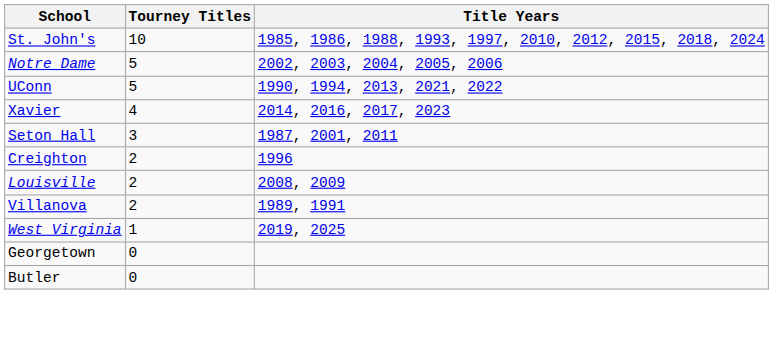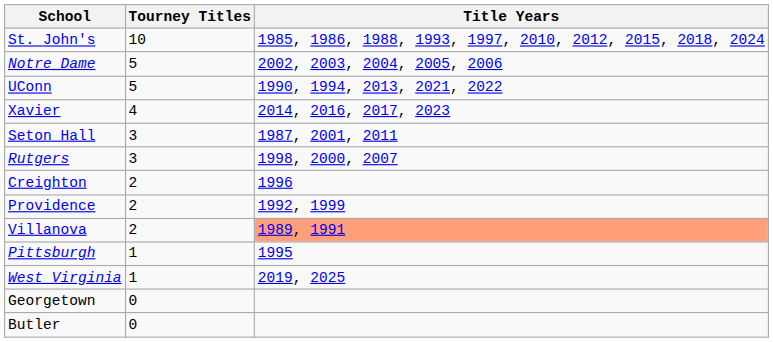+ row: (39, 159)
- row: (52, 183)
+ row: (52, 206)
(302, 206) no background -> (302, 230) lightsalmon background
+ row: (52, 254)
